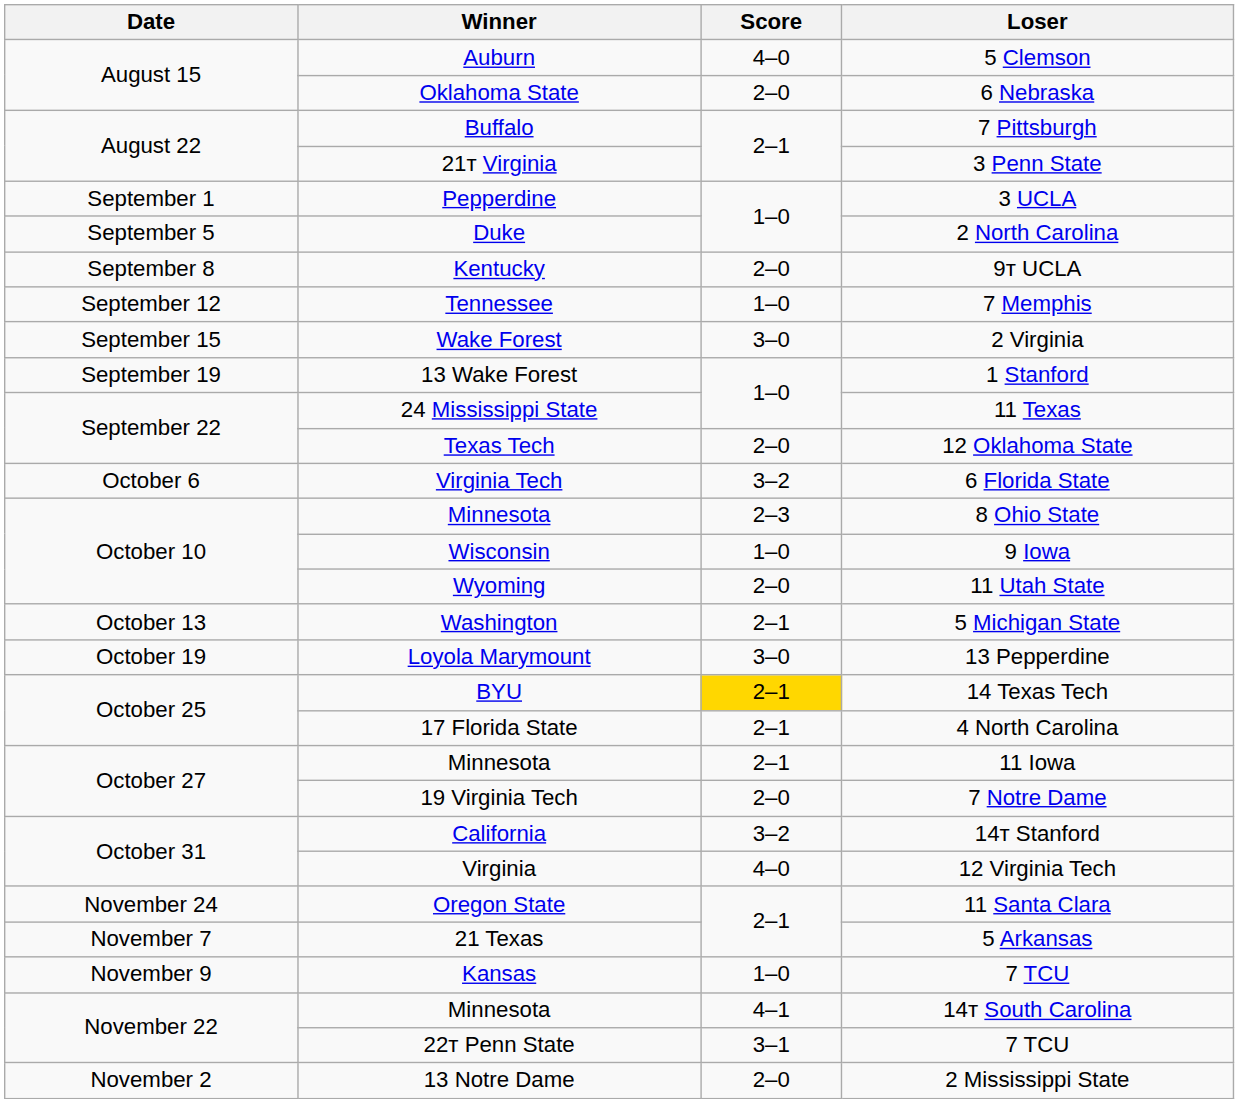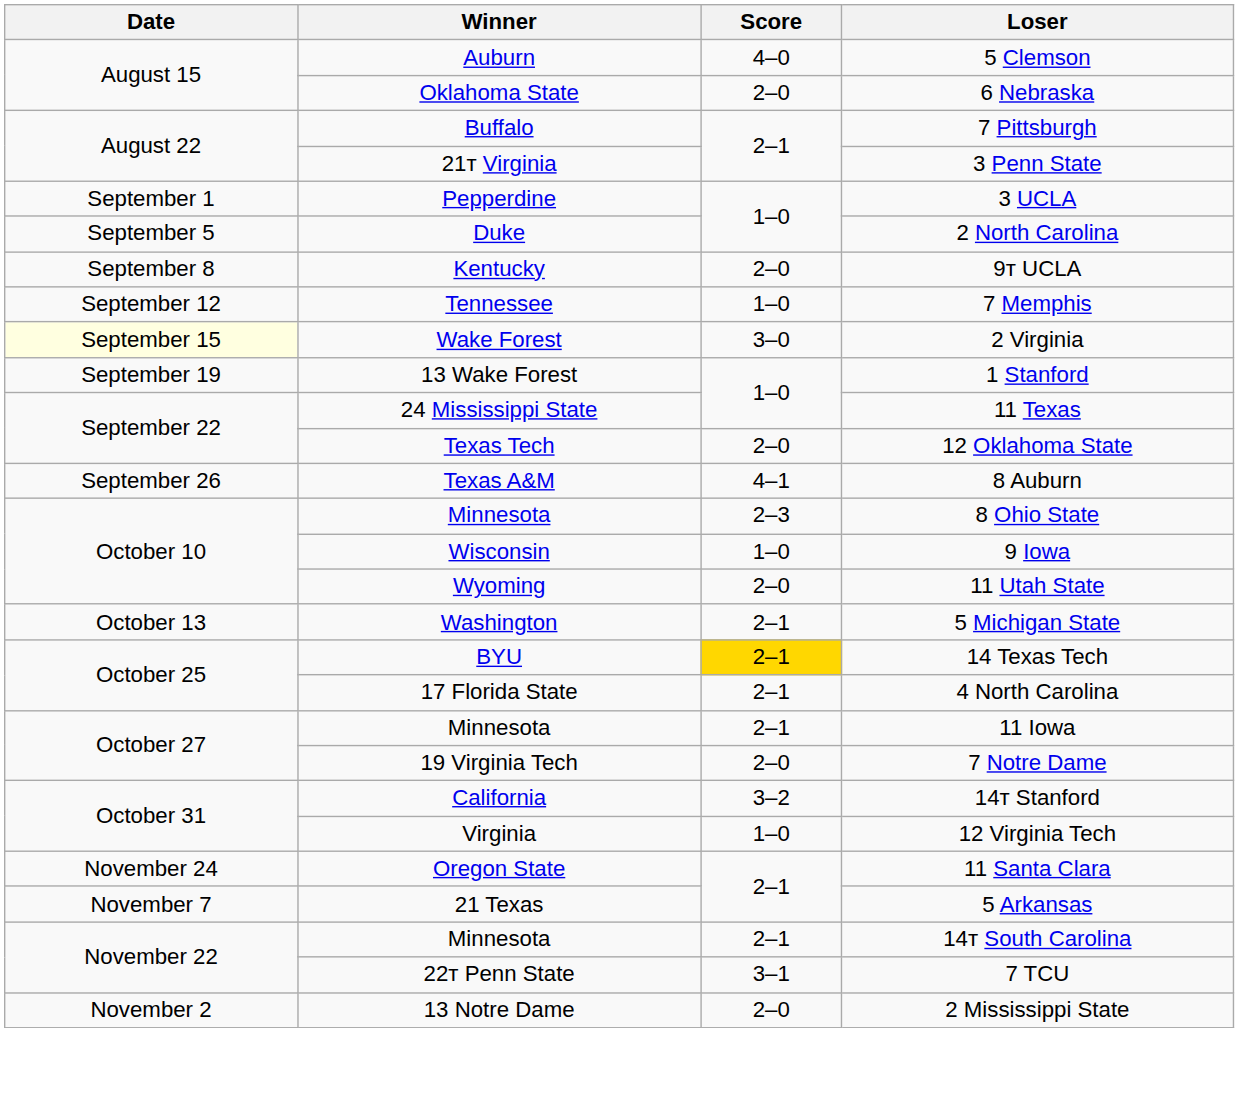(151, 339) no background -> (151, 339) lightyellow background
+ row: (499, 480)
- row: (499, 480)
- row: (499, 657)
(771, 868) 4–0 -> (771, 833) 1–0
- row: (499, 974)
(771, 1009) 4–1 -> (771, 939) 2–1
